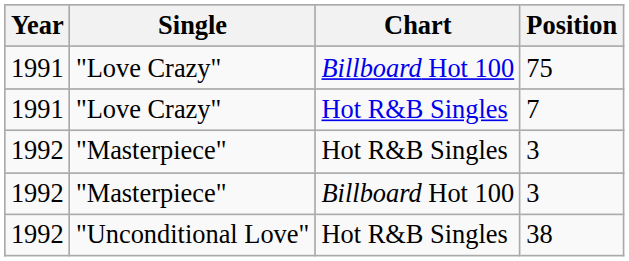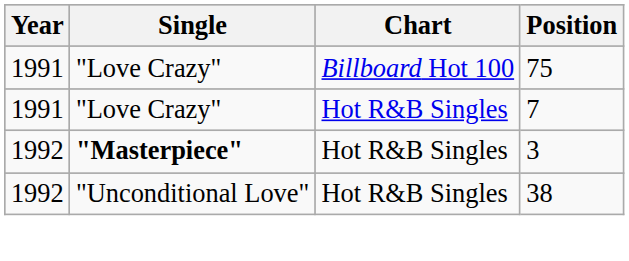(151, 151) normal -> (159, 151) bold
- row: (418, 192)
